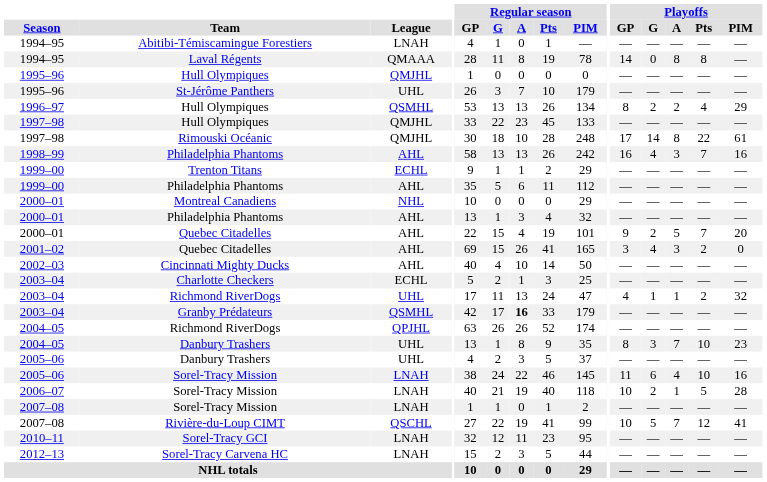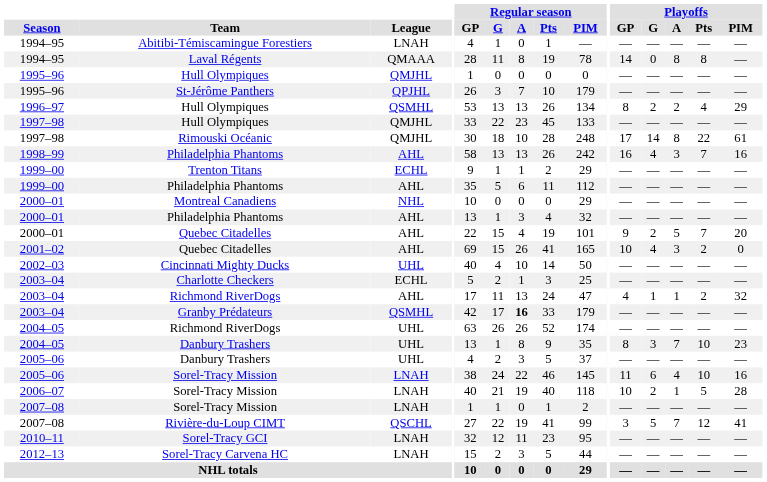(411, 91) UHL -> (411, 91) QPJHL
(626, 249) 3 -> (626, 249) 10
(411, 264) AHL -> (411, 264) UHL
(411, 296) UHL -> (411, 296) AHL
(411, 328) QPJHL -> (411, 328) UHL
(626, 422) 10 -> (626, 422) 3
